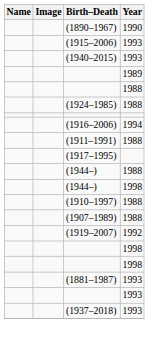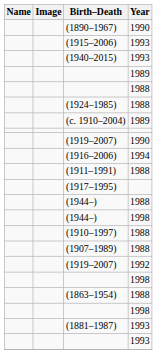+ row: (96, 120)
+ row: (91, 140)
+ row: (91, 295)
- row: (91, 310)
